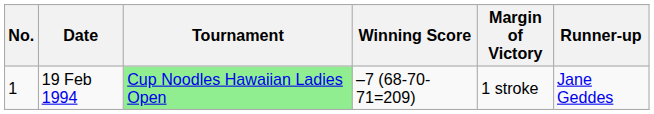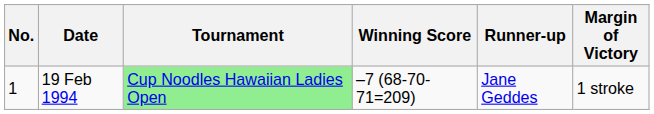columns swapped: (515, 35) <-> (601, 35)
